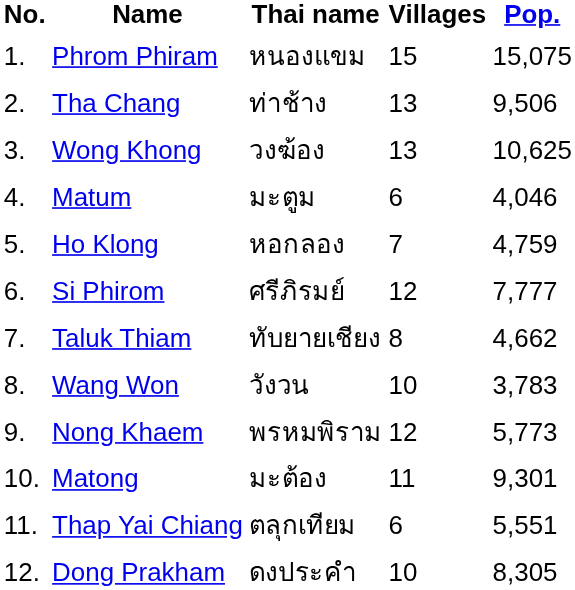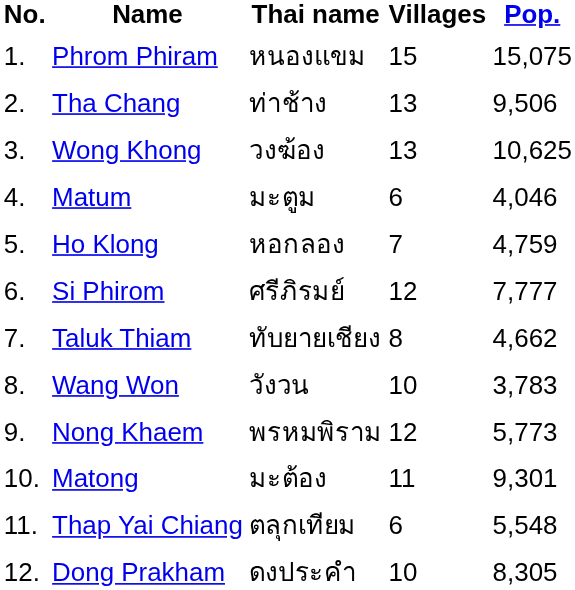(525, 525) 5,551 -> (525, 525) 5,548
